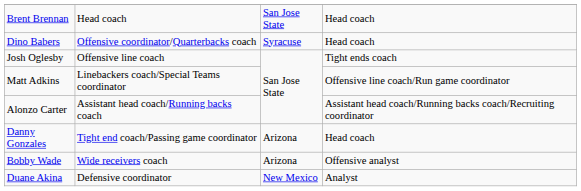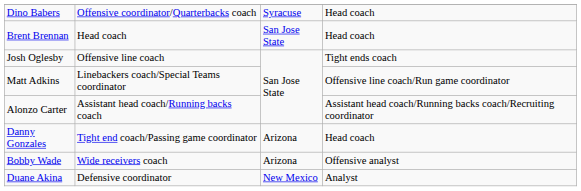rows swapped: (38, 18) <-> (33, 41)
